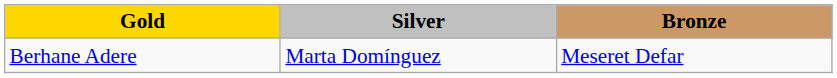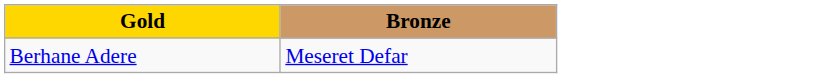- column: (418, 21)
